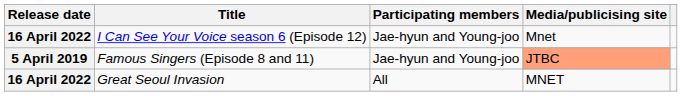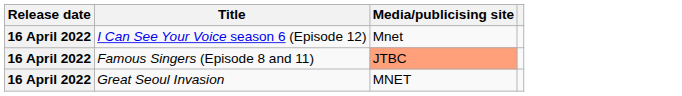- column: (446, 15)
(49, 58) 5 April 2019 -> (49, 58) 16 April 2022
